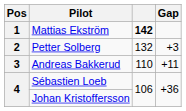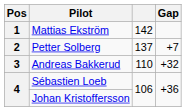(144, 30) bold -> (144, 30) normal
(144, 47) 132 -> (144, 47) 137
(173, 47) +3 -> (173, 47) +7
(170, 64) +11 -> (170, 64) +32
